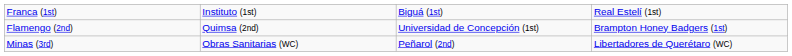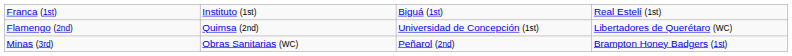(661, 28) Brampton Honey Badgers (1st) -> (663, 28) Libertadores de Querétaro (WC)
(663, 43) Libertadores de Querétaro (WC) -> (661, 43) Brampton Honey Badgers (1st)
